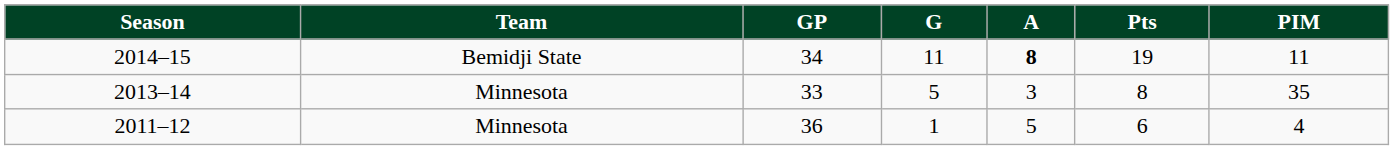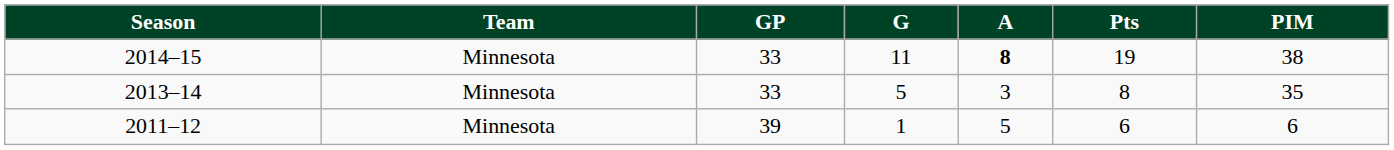(522, 56) Bemidji State -> (509, 56) Minnesota
(812, 56) 34 -> (770, 56) 33
(1299, 56) 11 -> (1292, 56) 38
(812, 126) 36 -> (770, 126) 39
(1299, 126) 4 -> (1292, 126) 6
